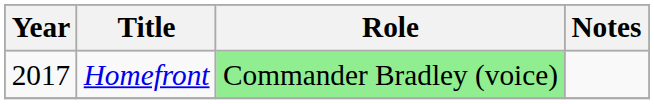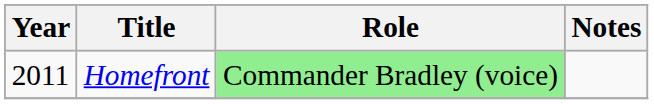(41, 74) 2017 -> (40, 74) 2011
